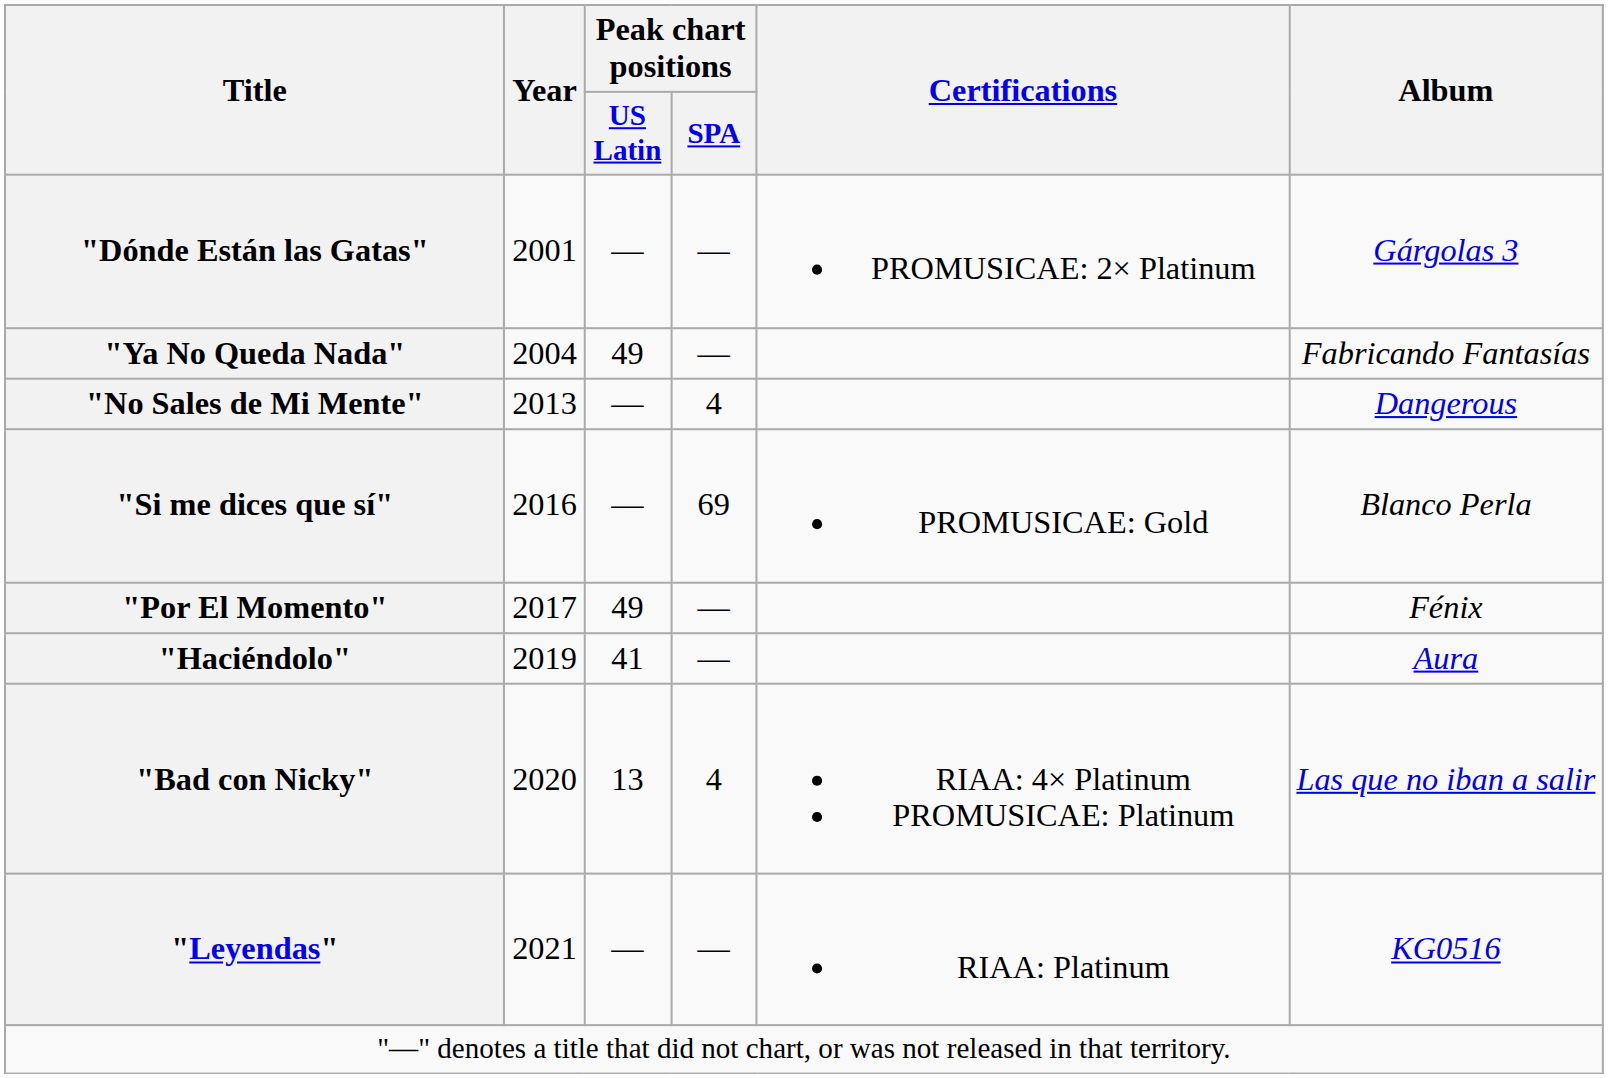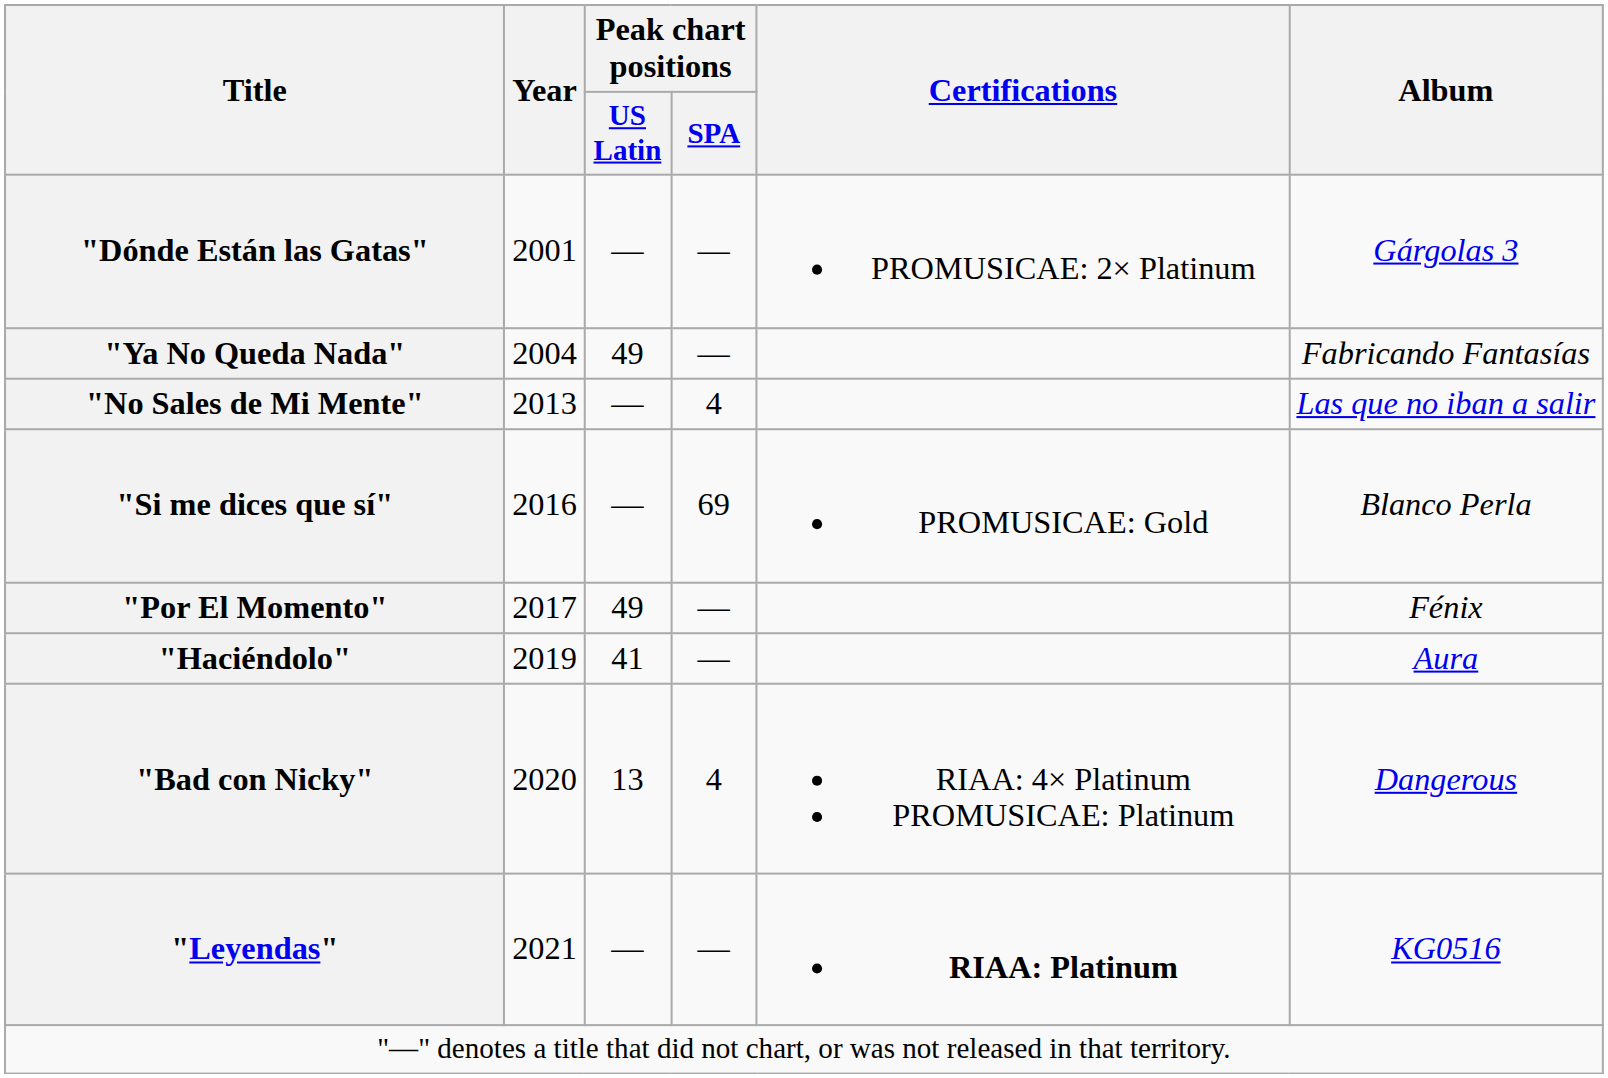(1446, 403) Dangerous -> (1446, 403) Las que no iban a salir
(1446, 778) Las que no iban a salir -> (1446, 778) Dangerous
(1023, 967) normal -> (1023, 967) bold
